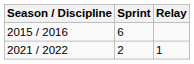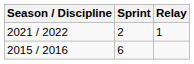rows swapped: (37, 31) <-> (37, 50)
